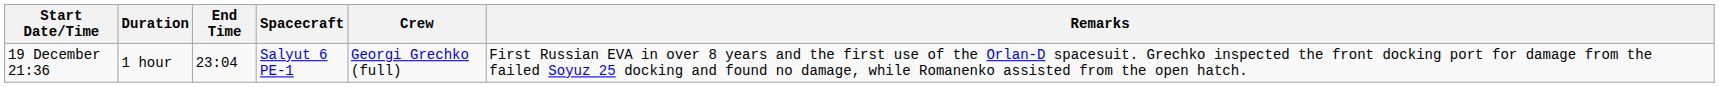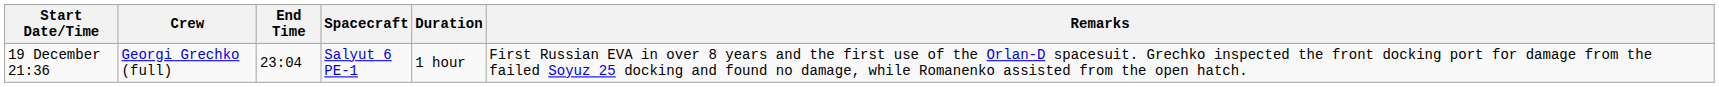columns swapped: (155, 24) <-> (417, 24)
